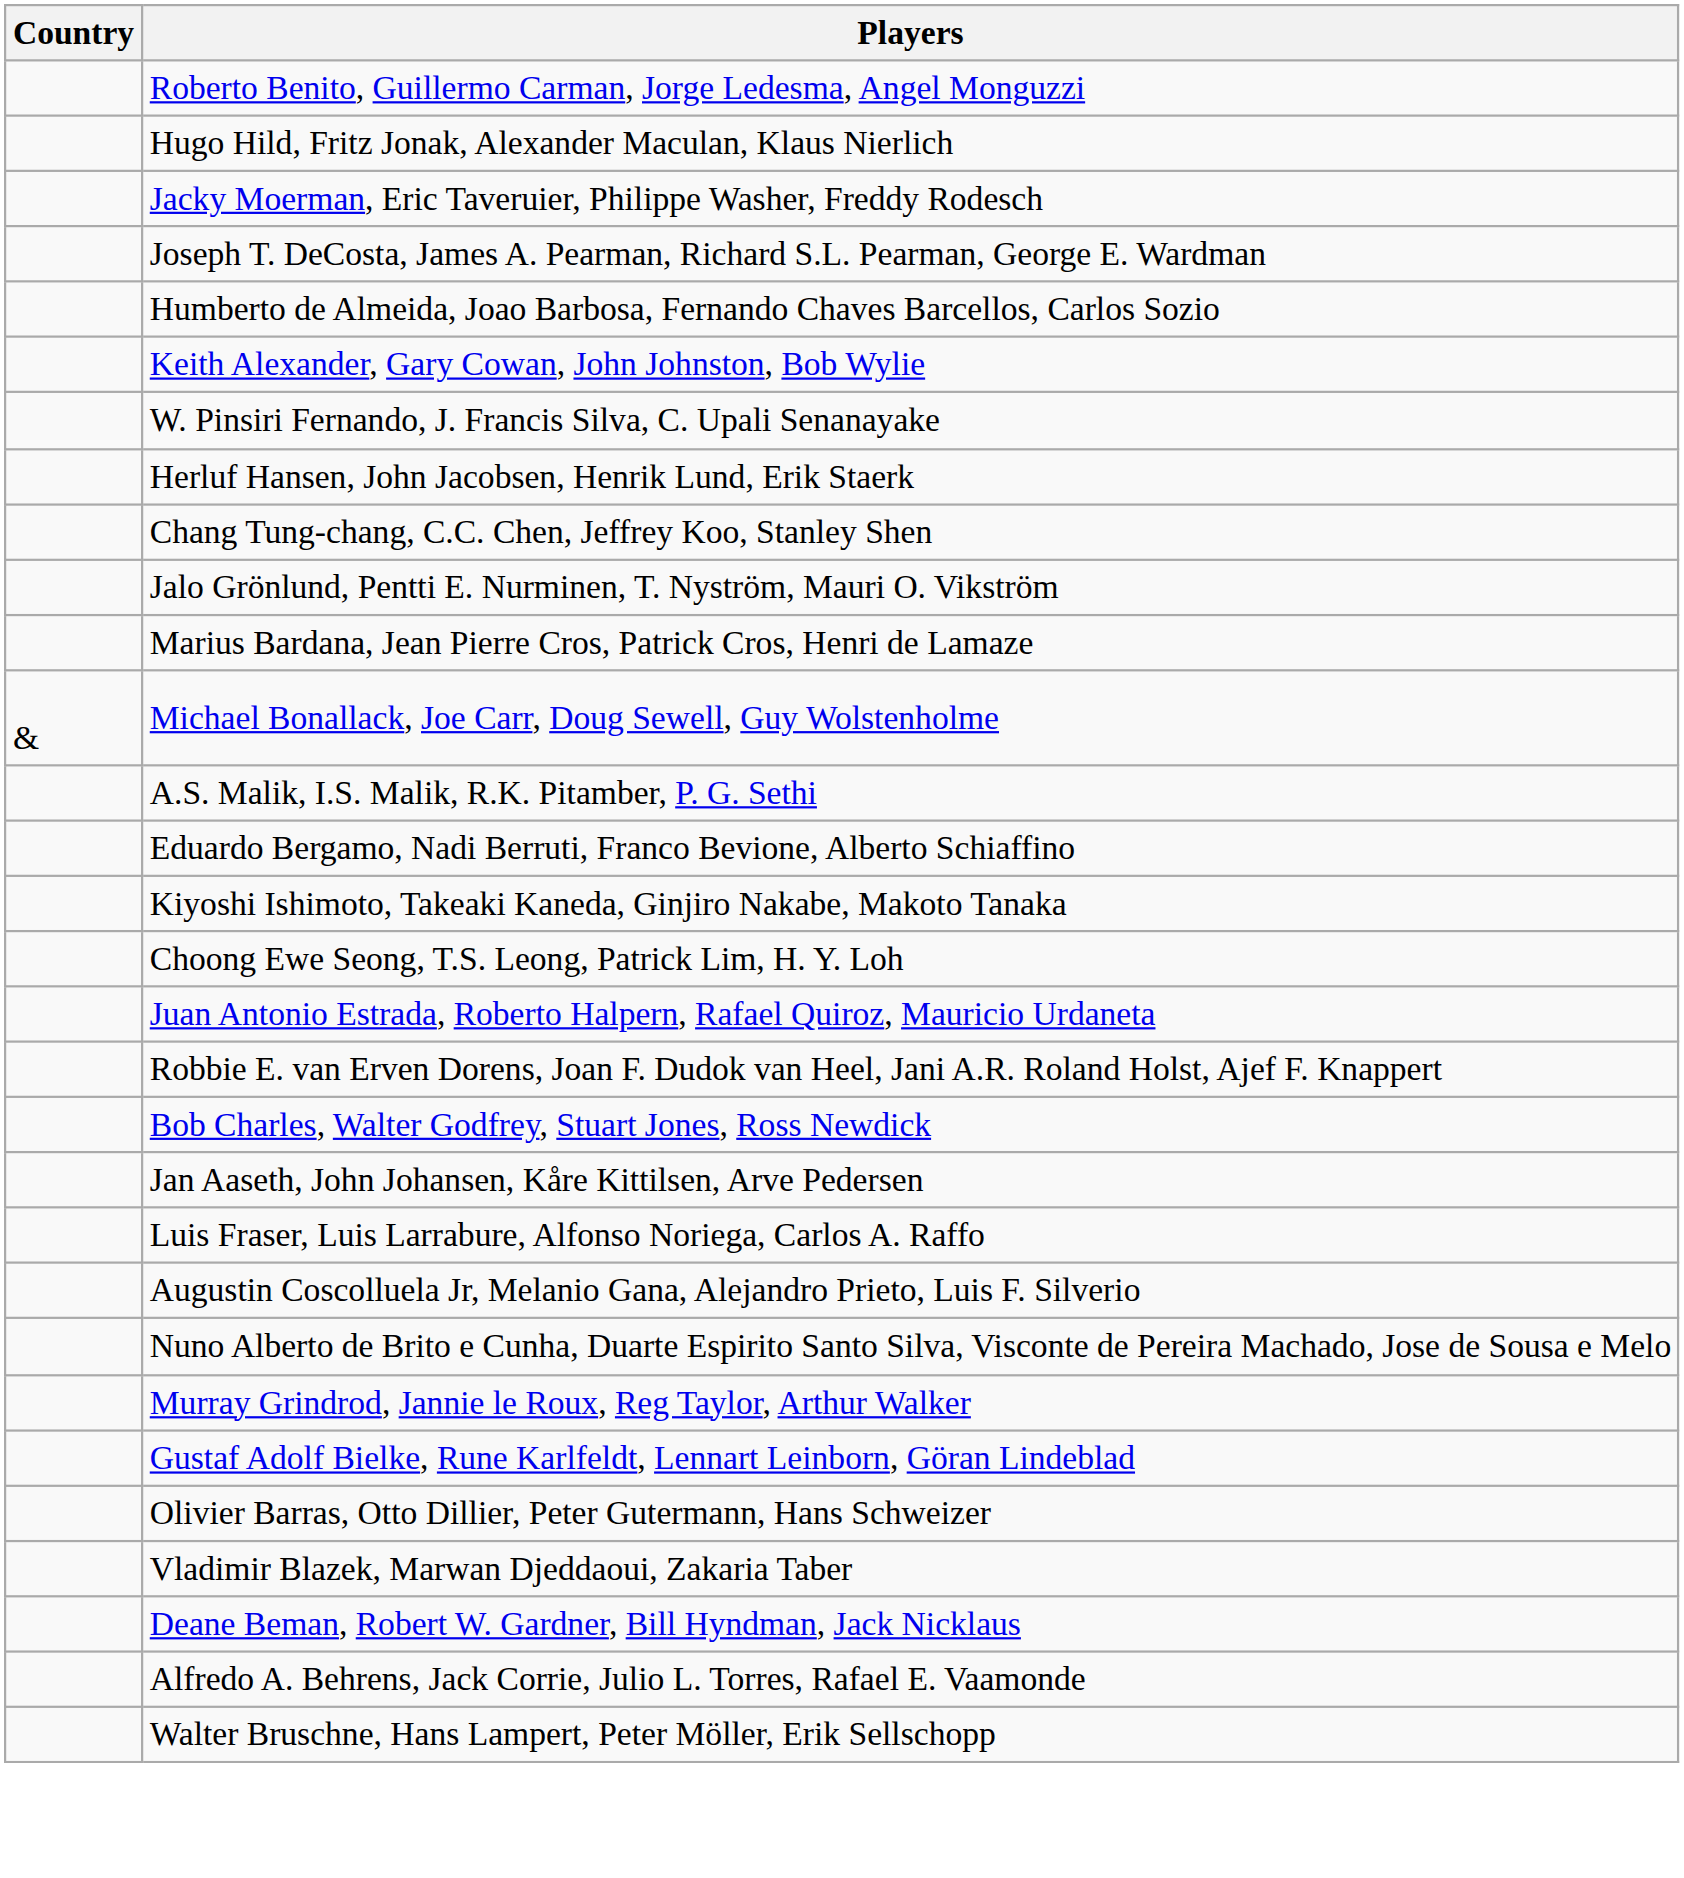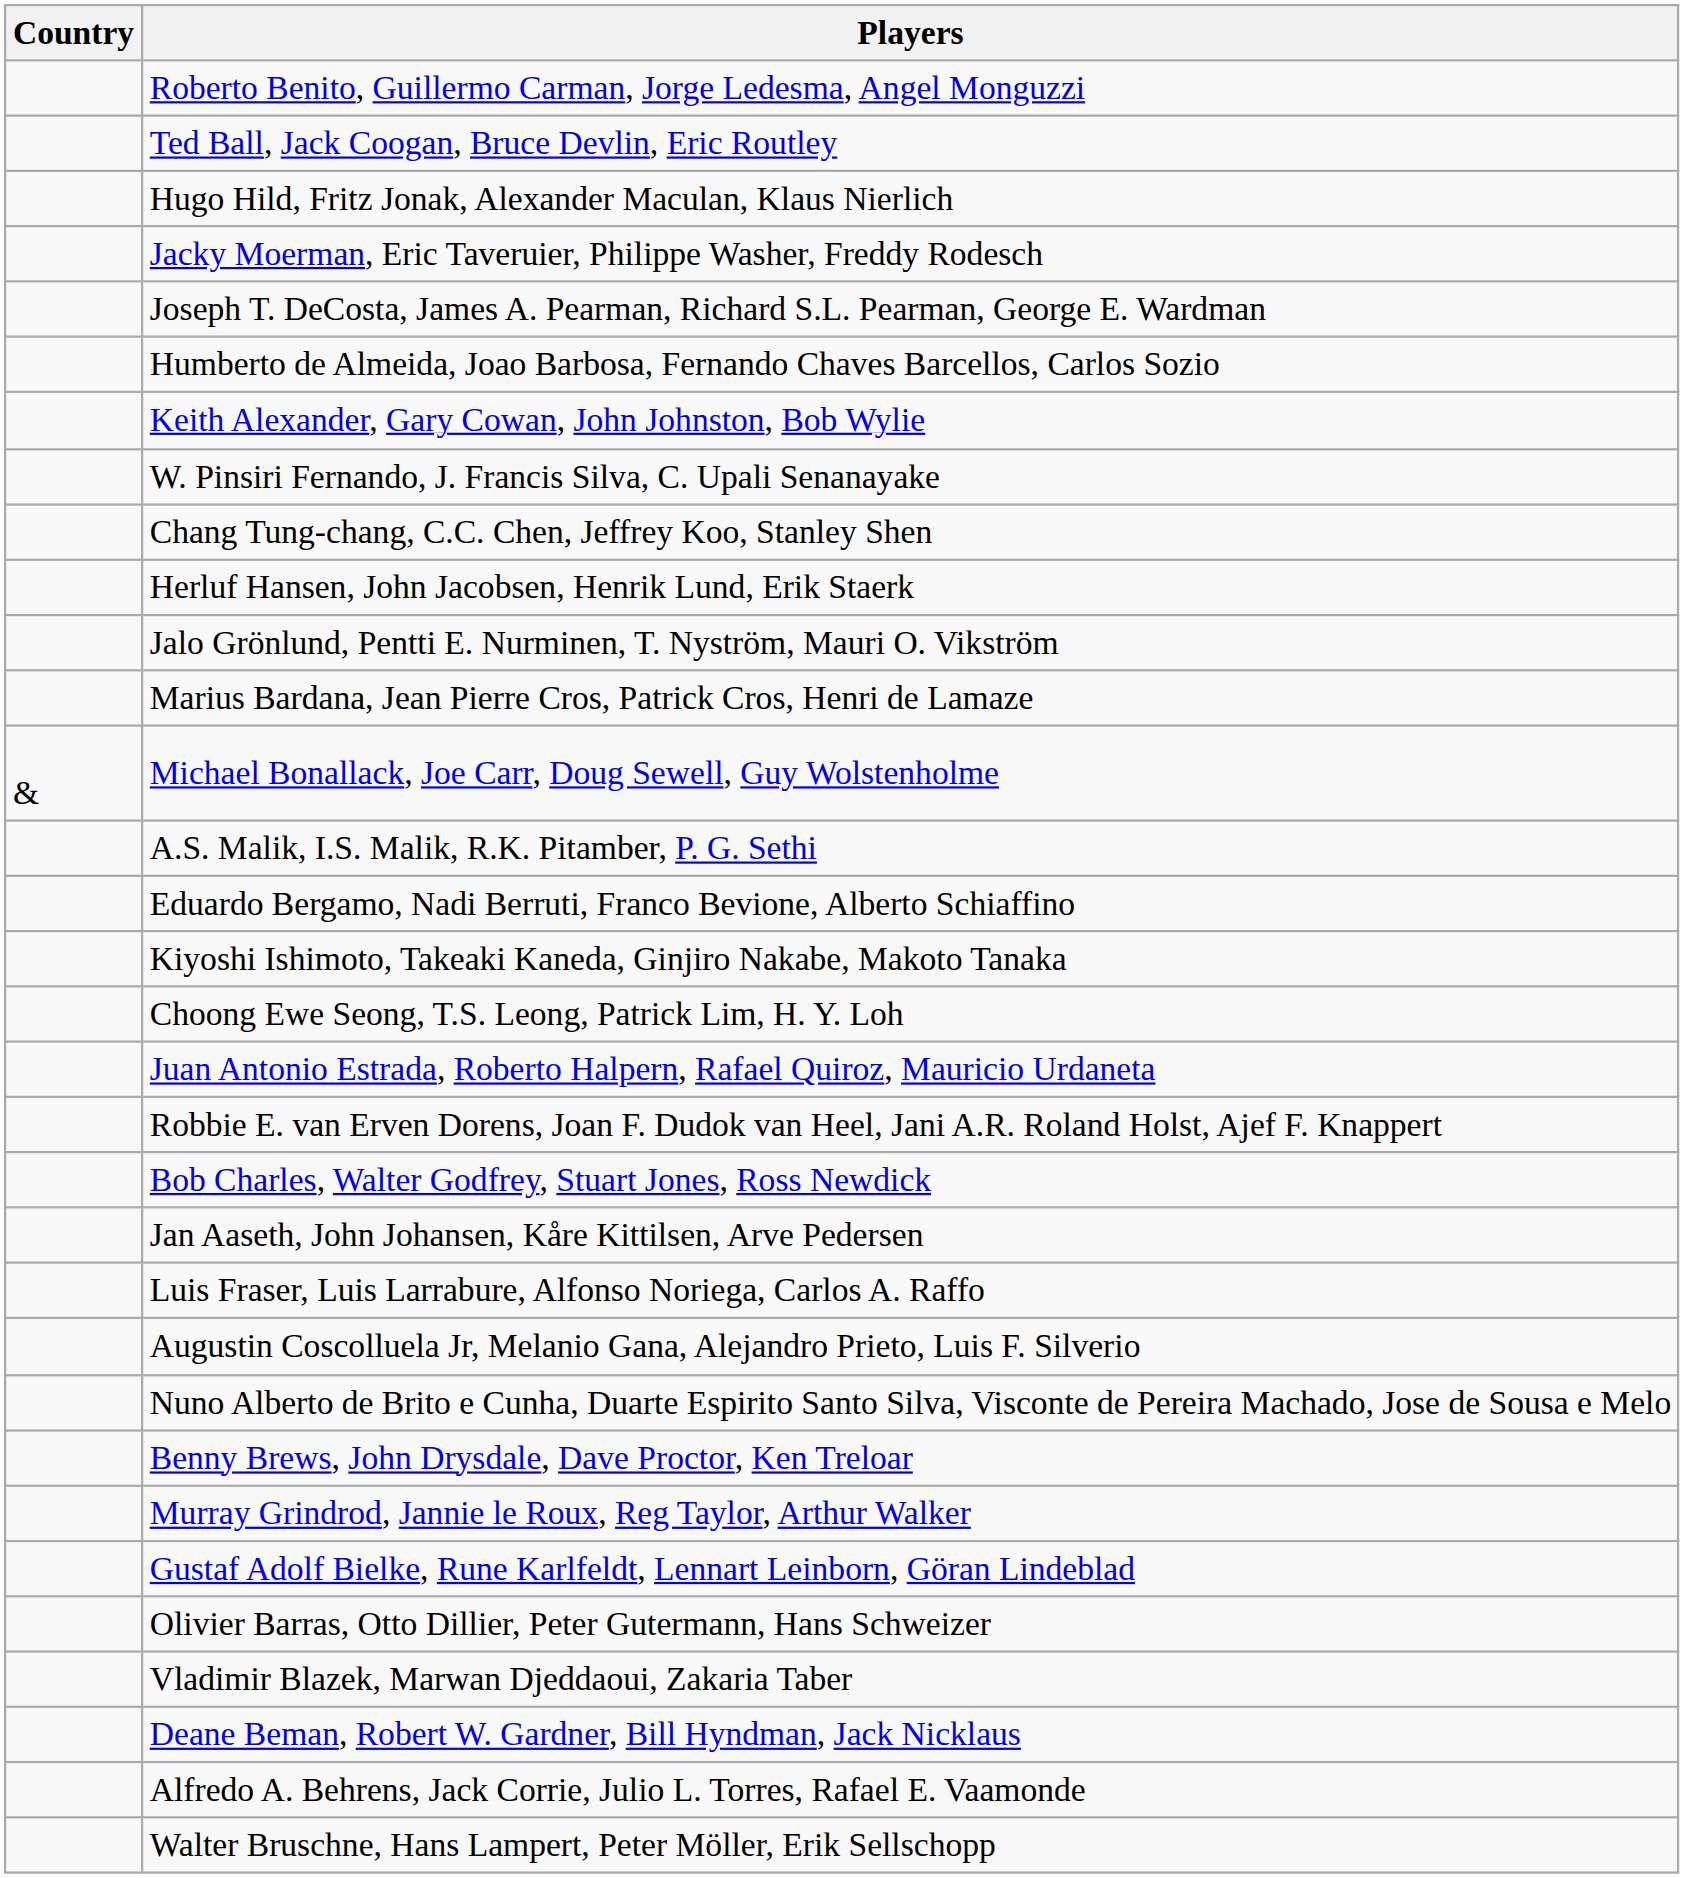+ row: (493, 143)
rows swapped: (541, 530) <-> (532, 475)
+ row: (531, 1456)
